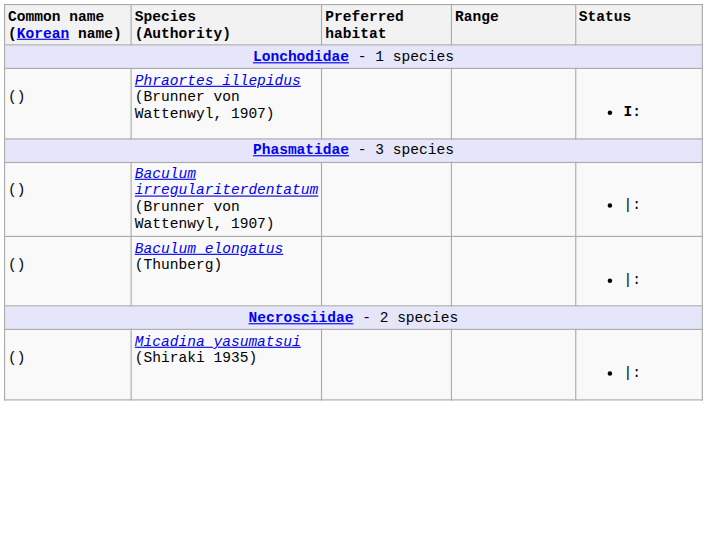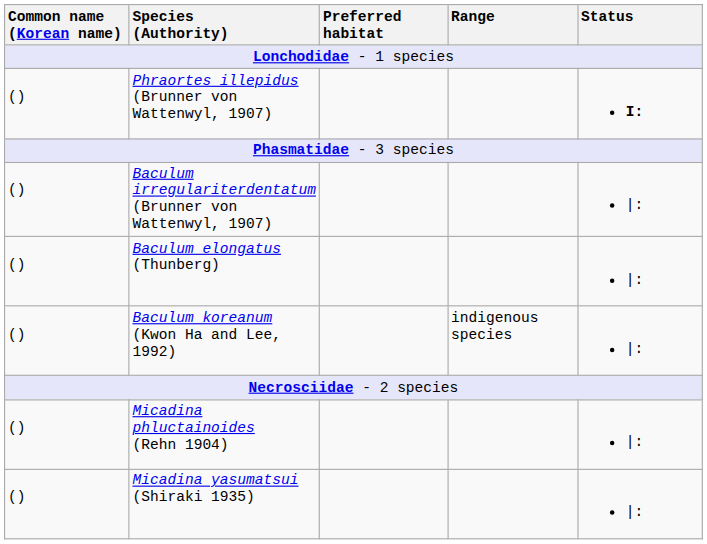+ row: (207, 335)
+ row: (194, 428)
